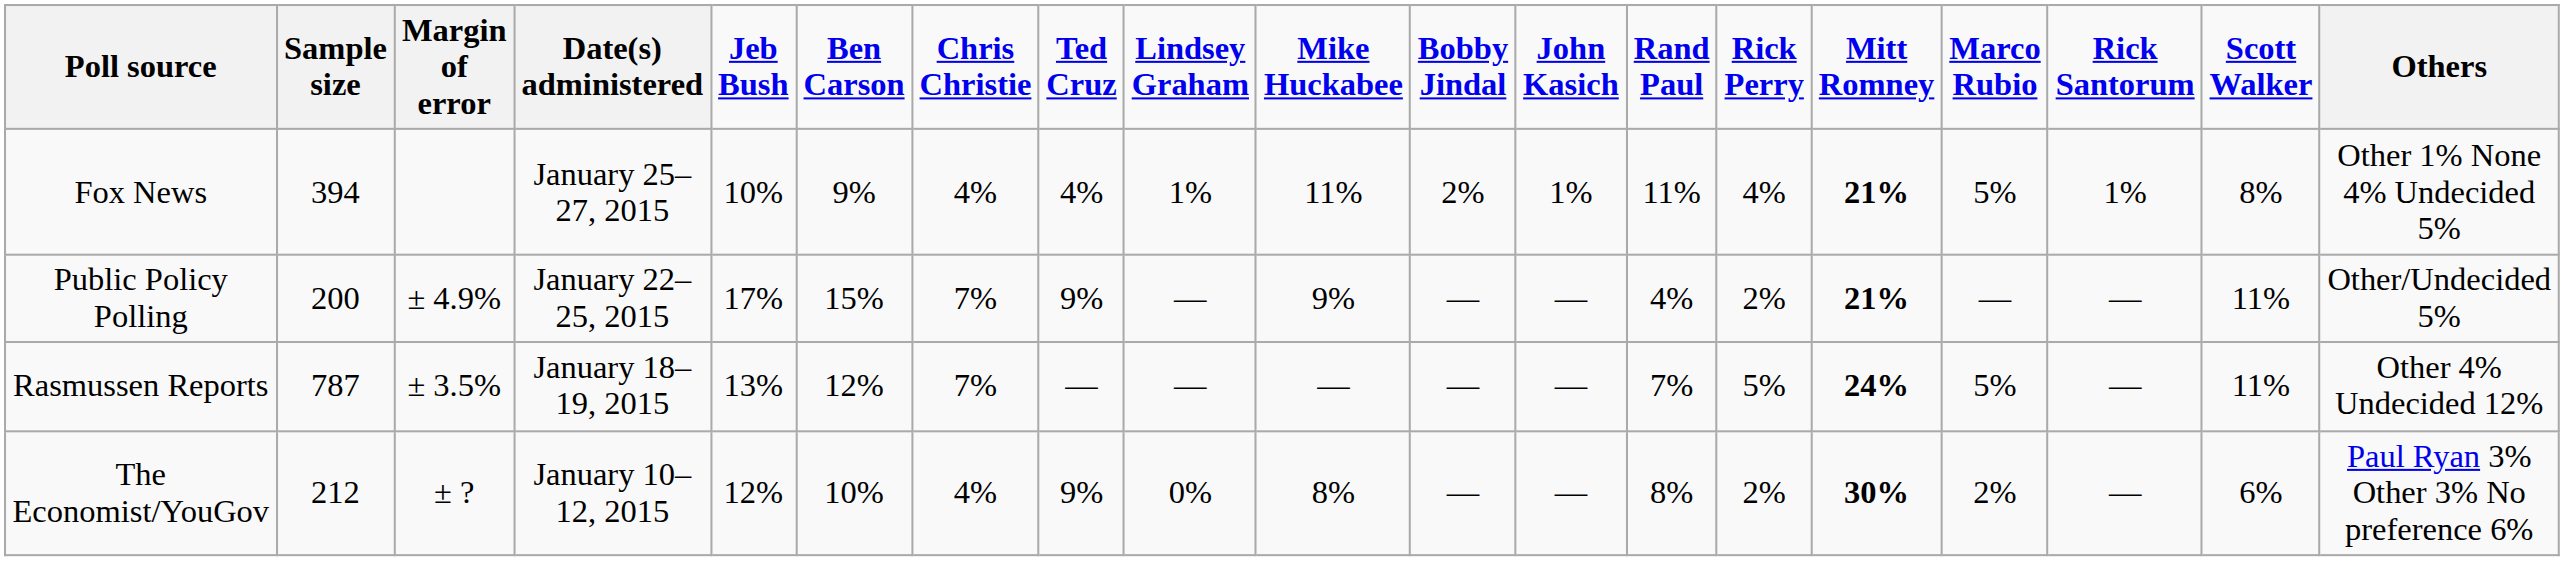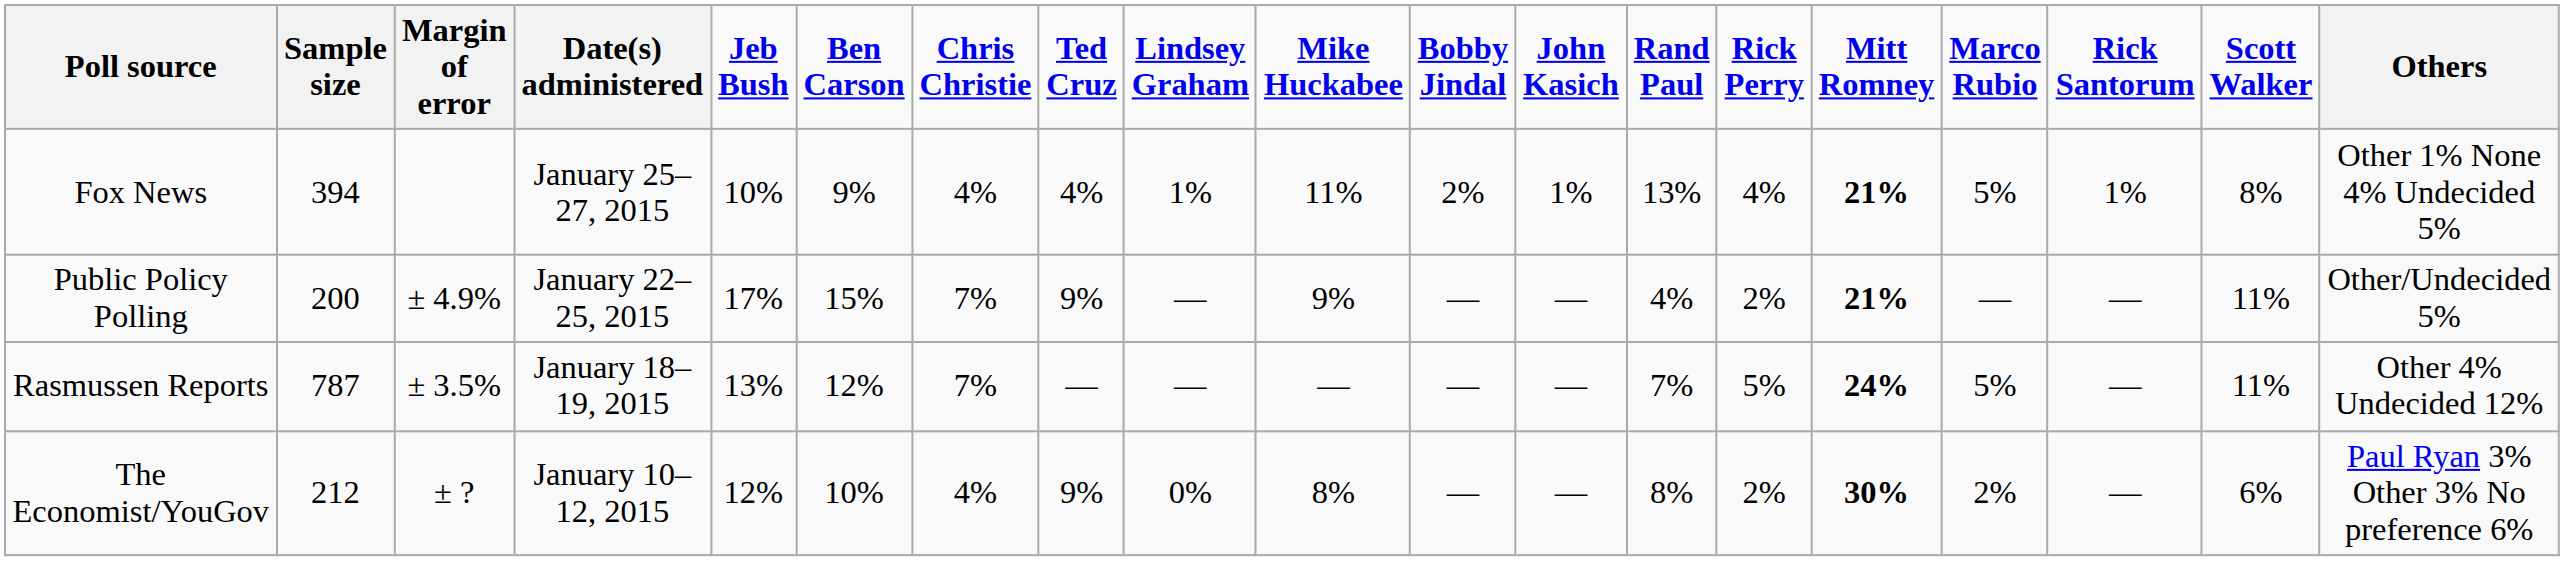(1672, 191) 11% -> (1672, 191) 13%
